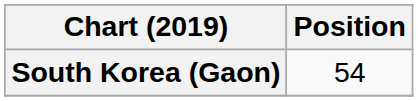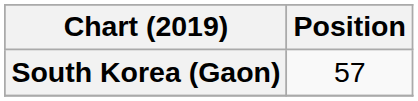(350, 72) 54 -> (350, 72) 57
